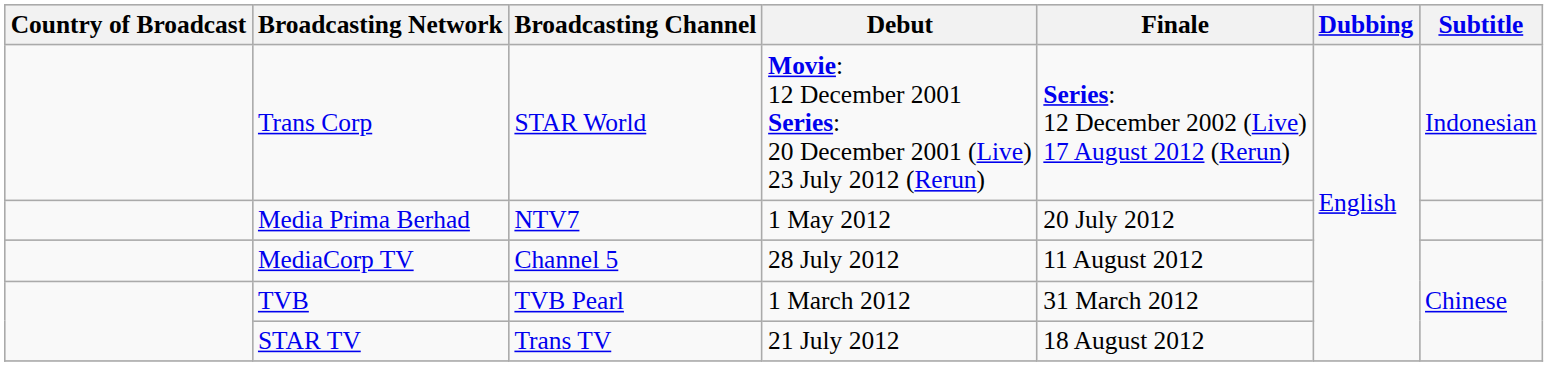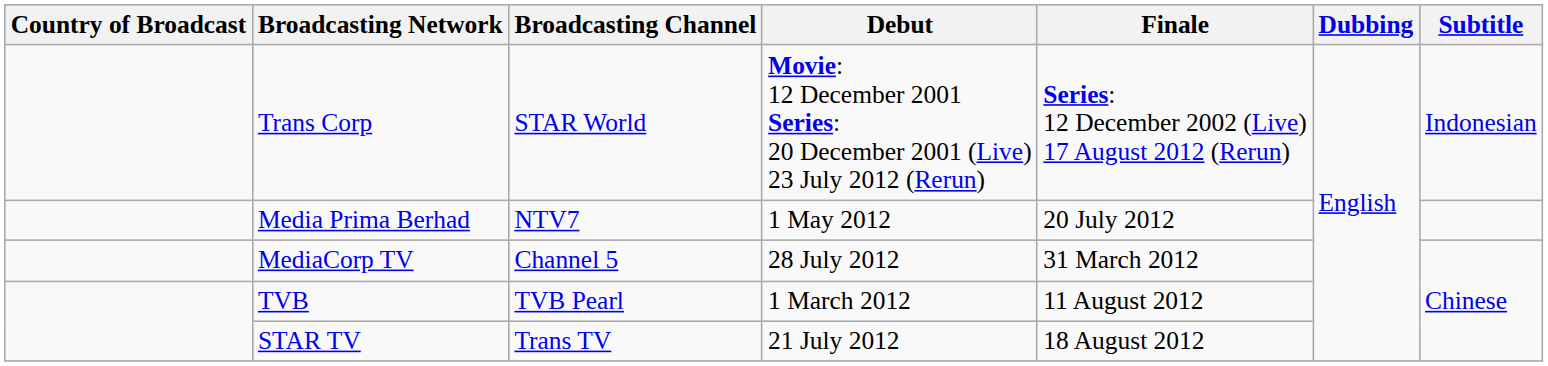(1123, 260) 11 August 2012 -> (1121, 260) 31 March 2012
(1121, 300) 31 March 2012 -> (1123, 300) 11 August 2012
